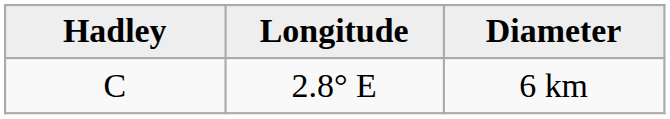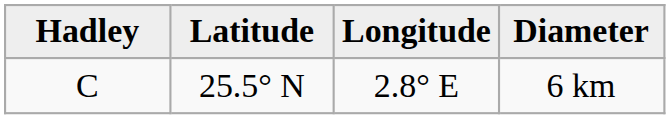+ column: (252, 31)
